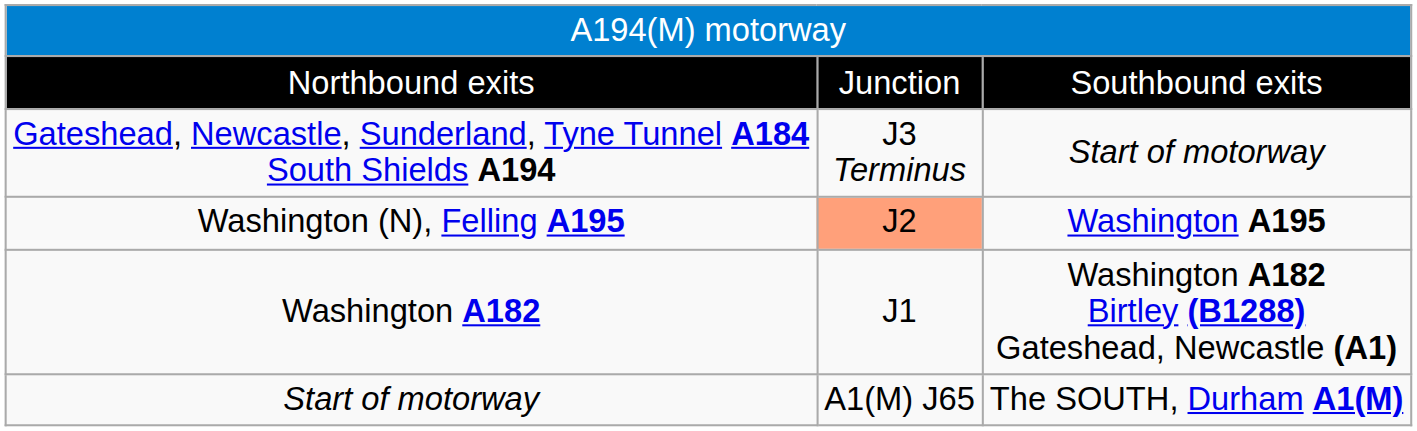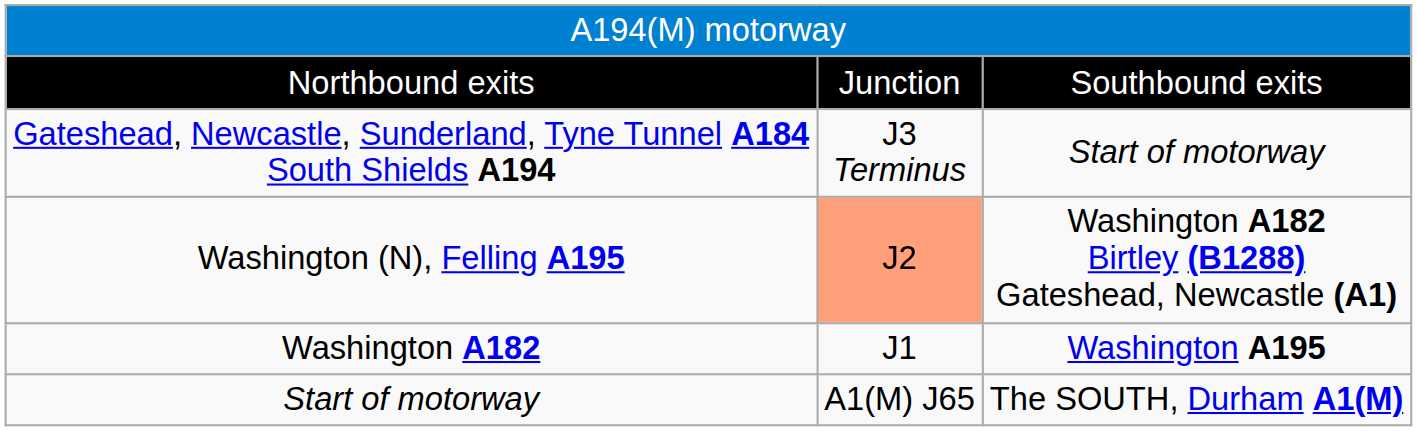(1197, 222) Washington A195 -> (1197, 259) Washington A182 Birtley (B1288) Gateshead, Newcastle (A1)
(1197, 310) Washington A182 Birtley (B1288) Gateshead, Newcastle (A1) -> (1197, 347) Washington A195
